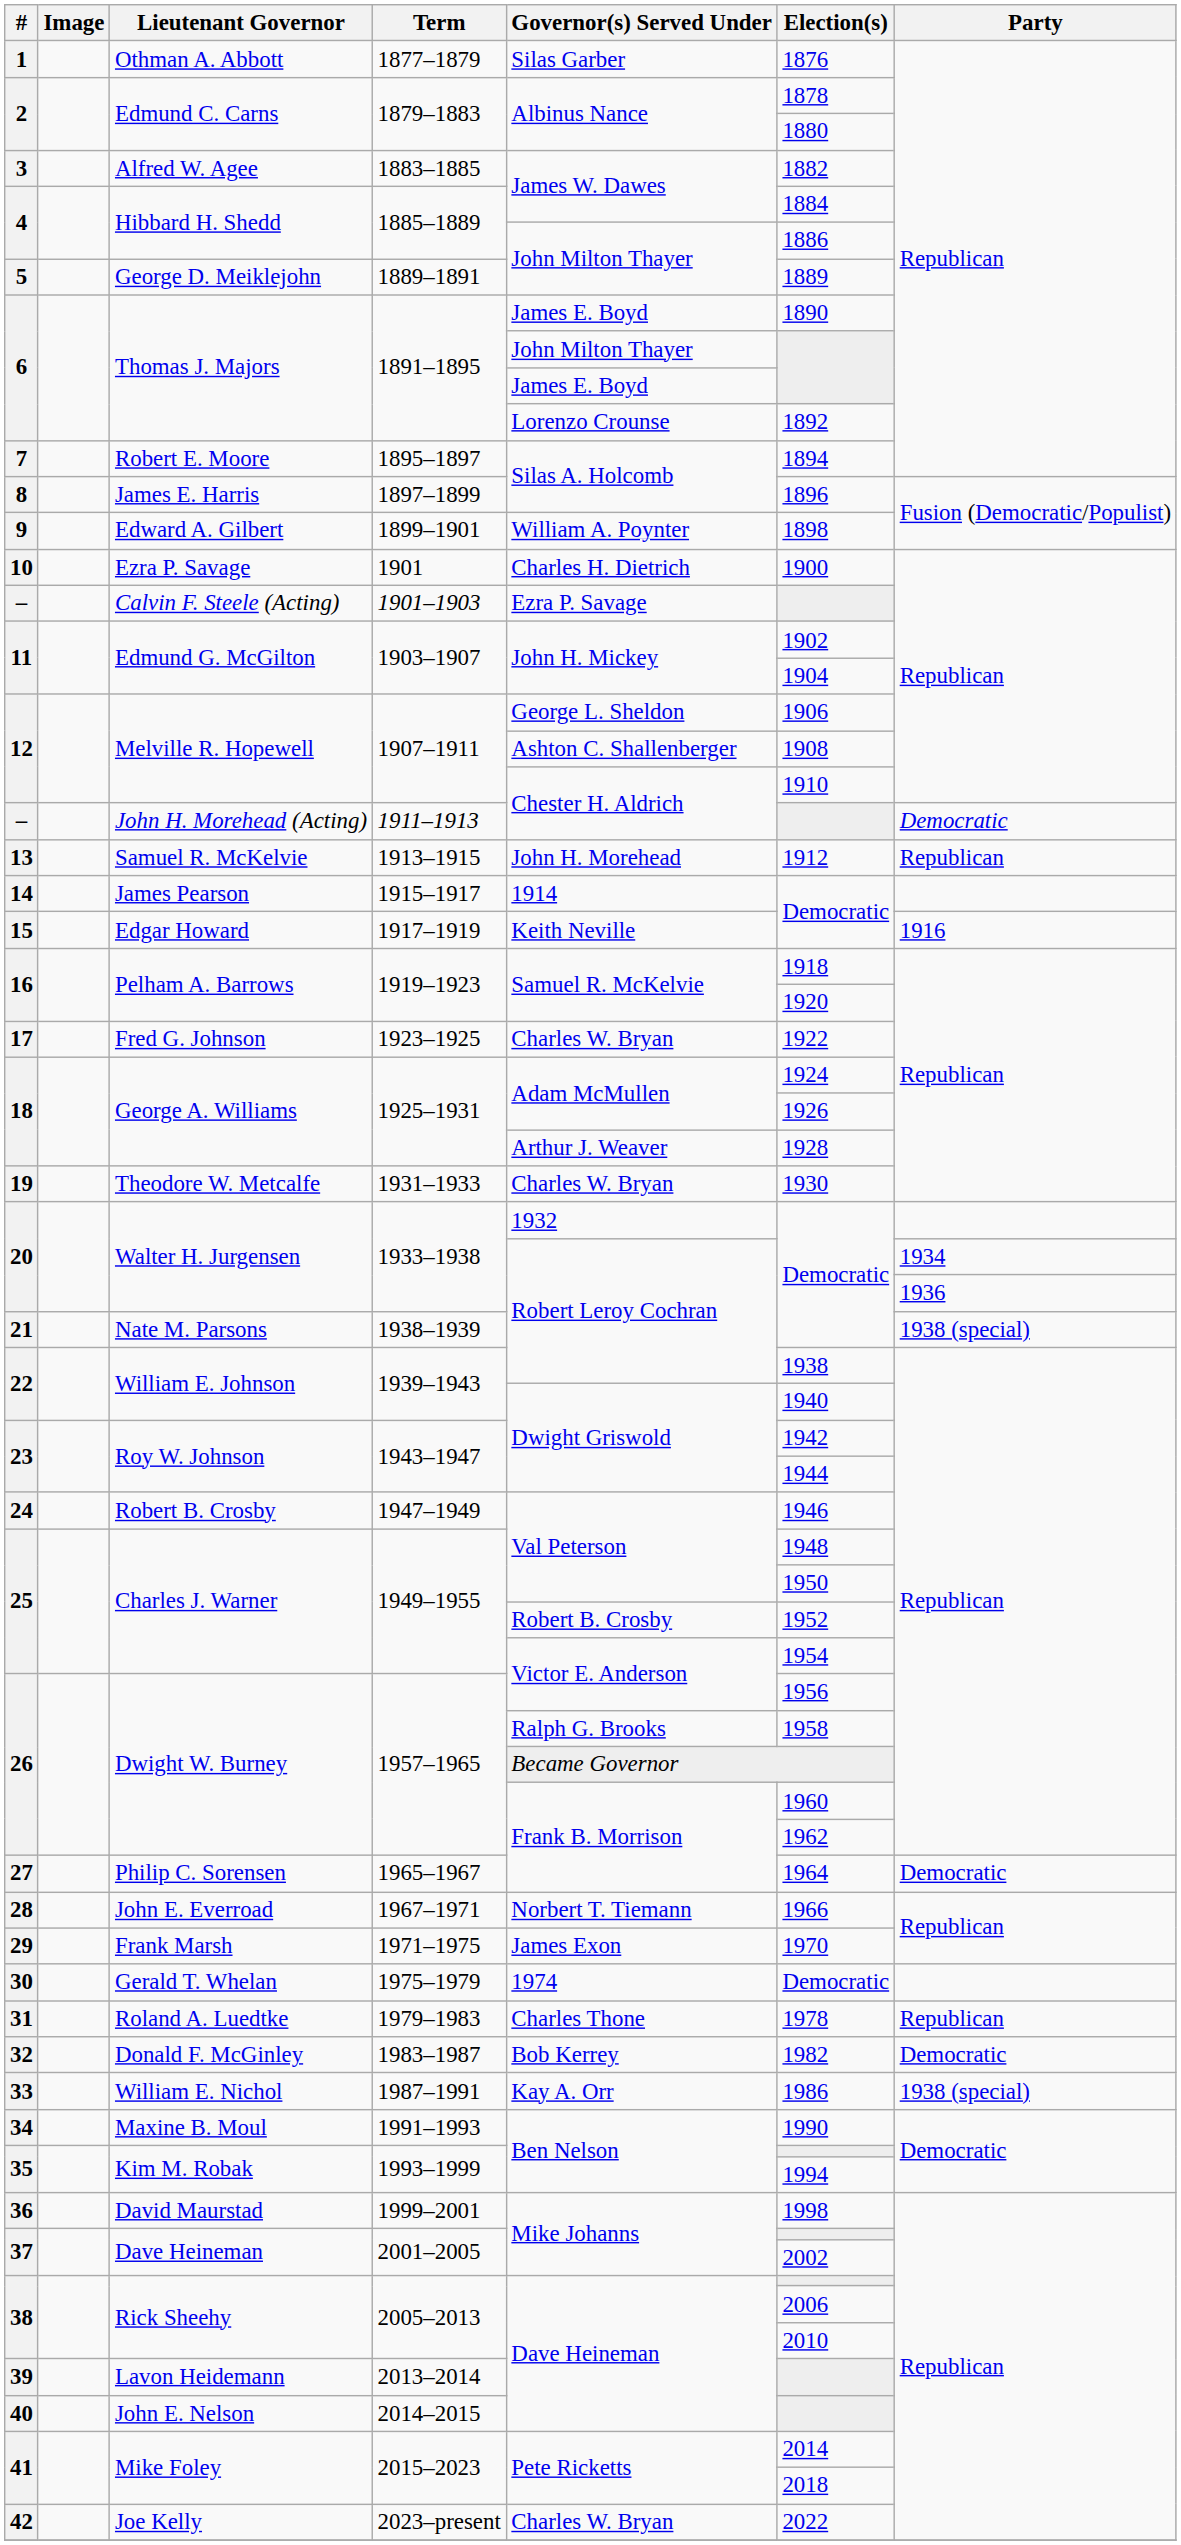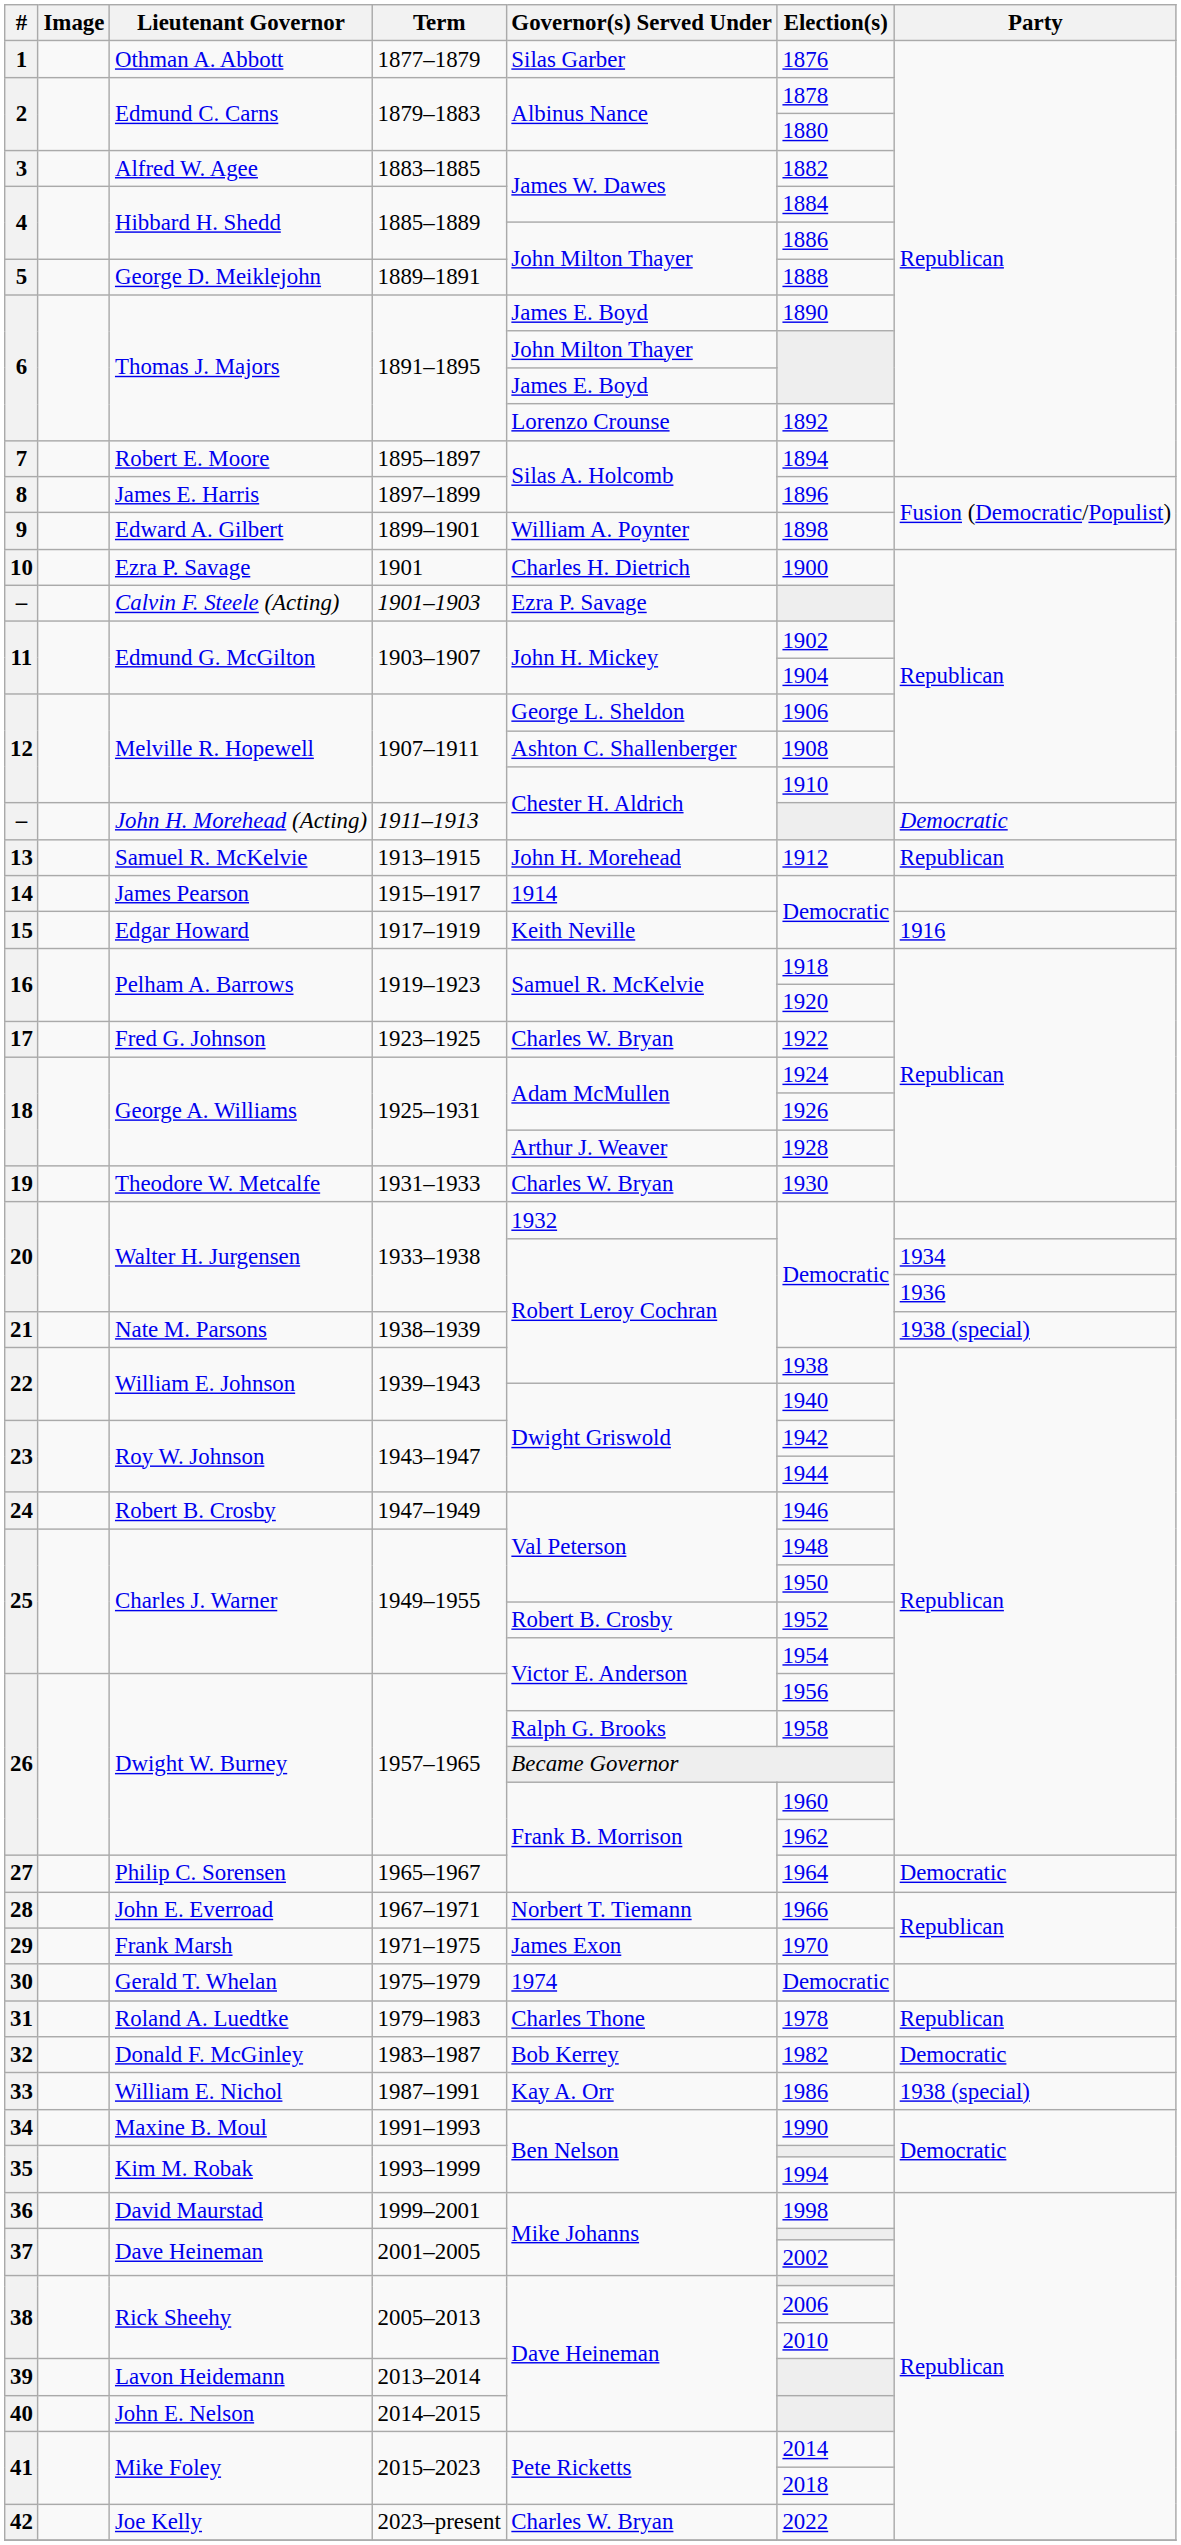(805, 276) 1889 -> (805, 276) 1888
